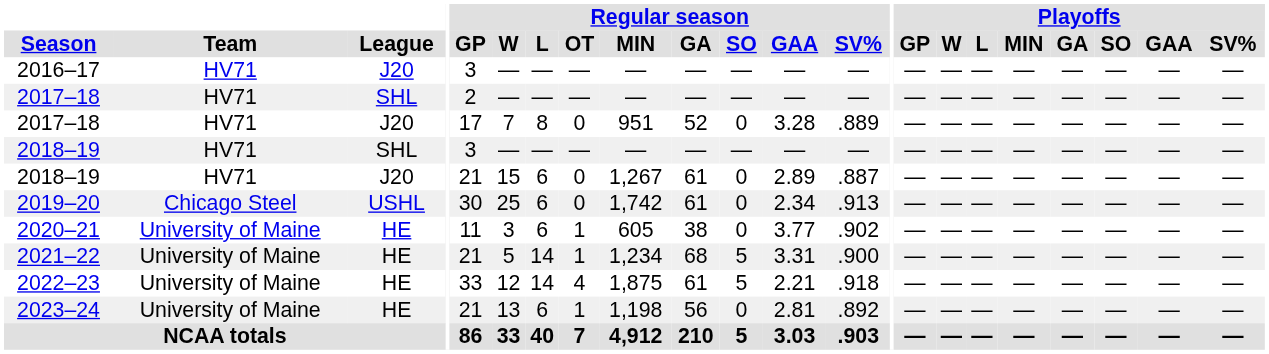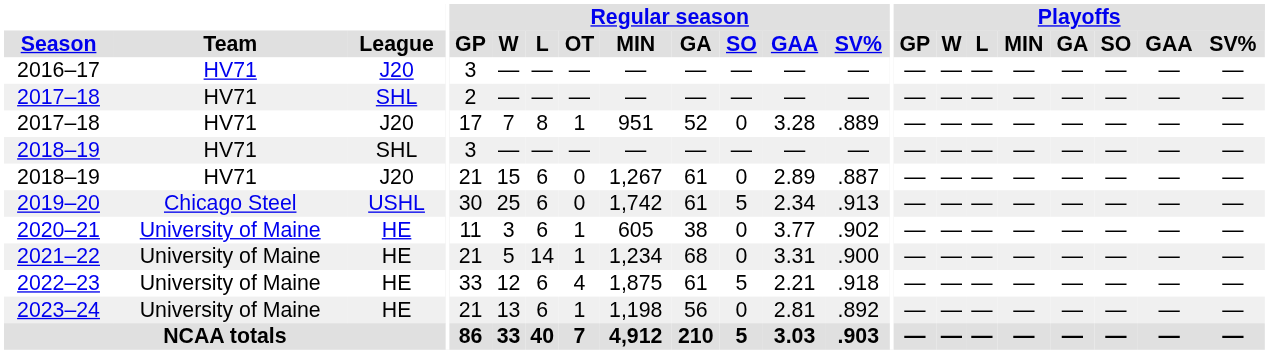(579, 123) 0 -> (579, 123) 1
(741, 203) 0 -> (741, 203) 5
(741, 256) 5 -> (741, 256) 0
(542, 283) 14 -> (542, 283) 6
